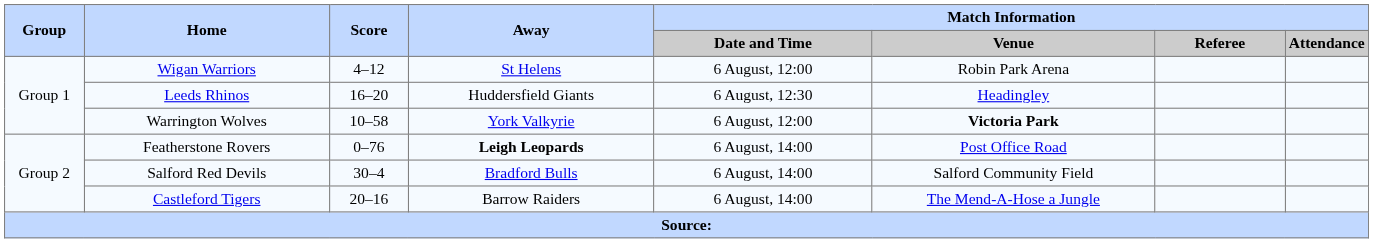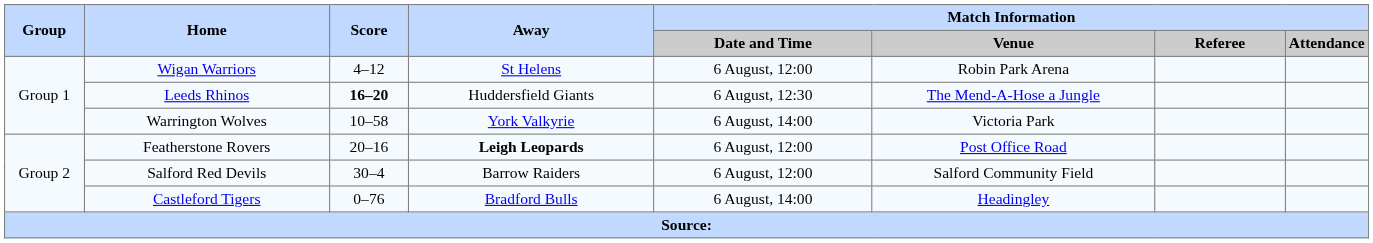(369, 95) normal -> (369, 95) bold
(1013, 95) Headingley -> (1013, 95) The Mend-A-Hose a Jungle
(763, 121) 6 August, 12:00 -> (763, 121) 6 August, 14:00
(1013, 121) bold -> (1013, 121) normal
(369, 147) 0–76 -> (369, 147) 20–16
(763, 147) 6 August, 14:00 -> (763, 147) 6 August, 12:00
(531, 172) Bradford Bulls -> (531, 172) Barrow Raiders
(763, 172) 6 August, 14:00 -> (763, 172) 6 August, 12:00
(369, 198) 20–16 -> (369, 198) 0–76
(531, 198) Barrow Raiders -> (531, 198) Bradford Bulls
(1013, 198) The Mend-A-Hose a Jungle -> (1013, 198) Headingley
